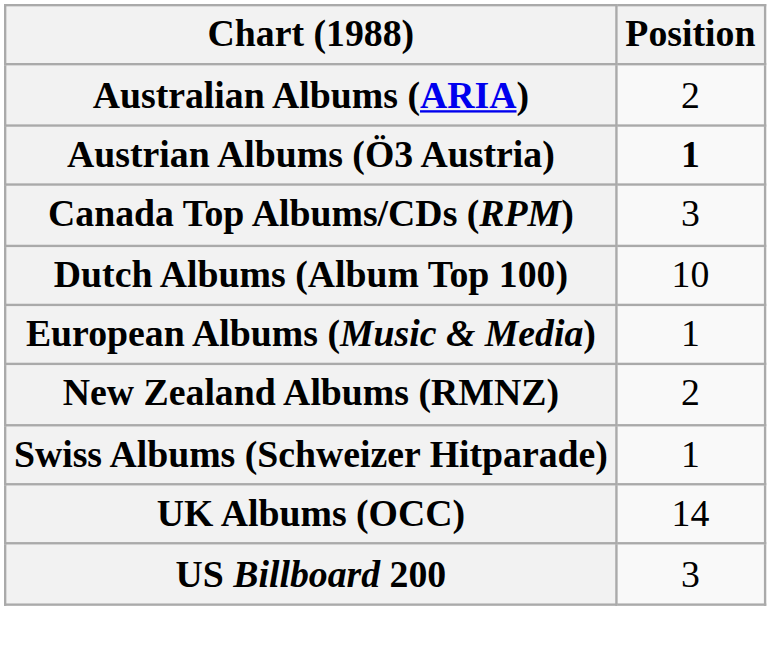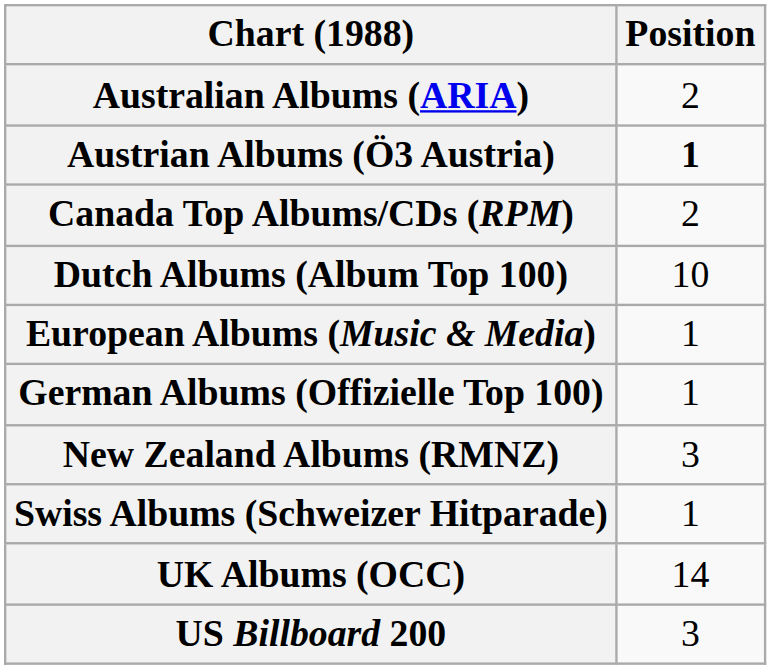(690, 214) 3 -> (690, 214) 2
+ row: (311, 393)
(690, 393) 2 -> (690, 453) 3
